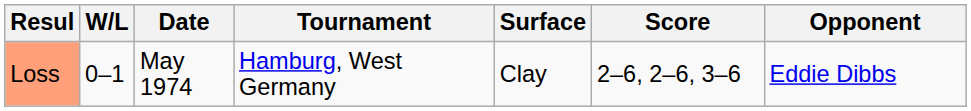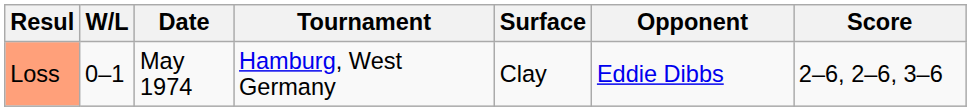columns swapped: (865, 23) <-> (678, 23)
